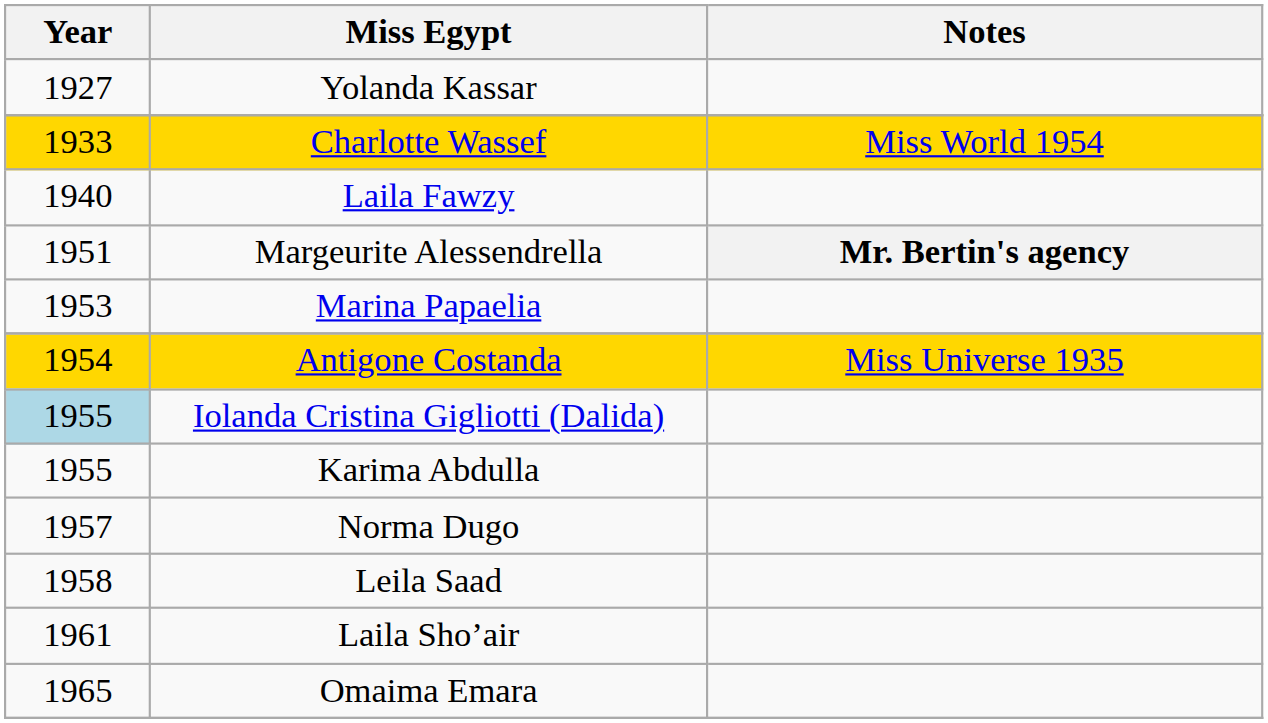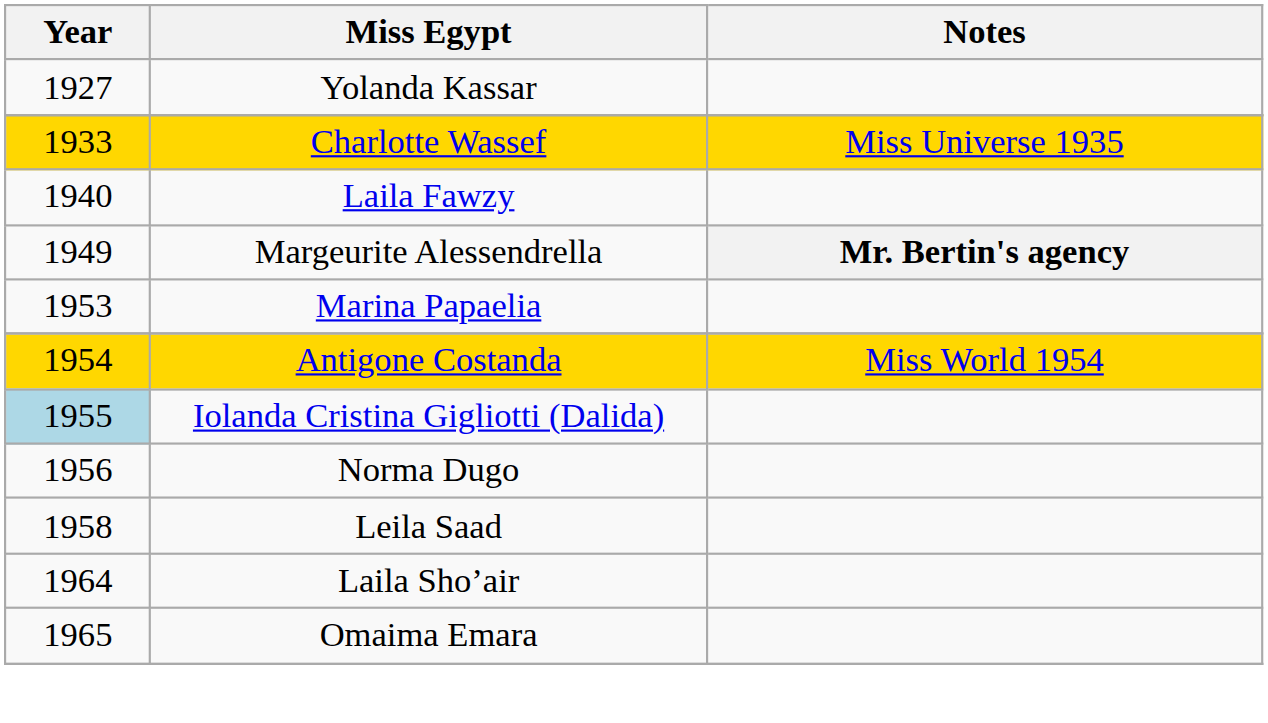(985, 141) Miss World 1954 -> (984, 141) Miss Universe 1935
(78, 251) 1951 -> (78, 251) 1949
(984, 360) Miss Universe 1935 -> (985, 360) Miss World 1954
- row: (429, 470)
(78, 525) 1957 -> (78, 470) 1956
(78, 634) 1961 -> (78, 580) 1964
